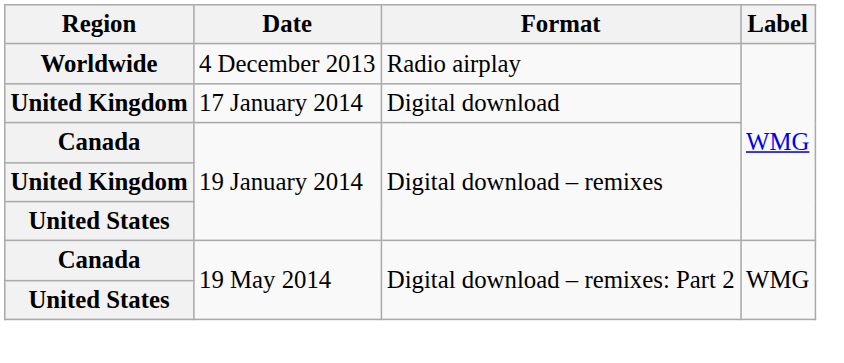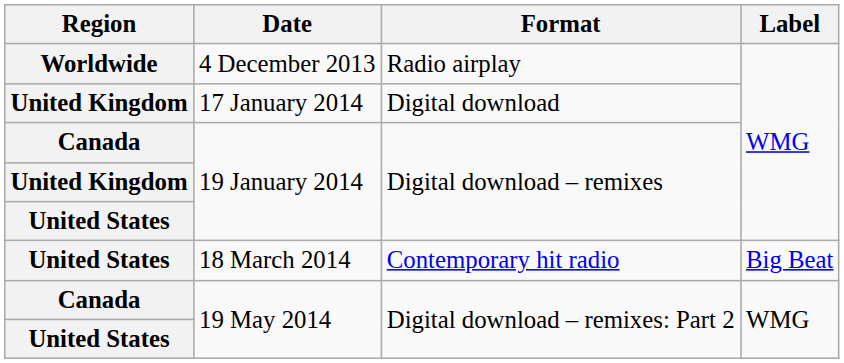+ row: (275, 260)
